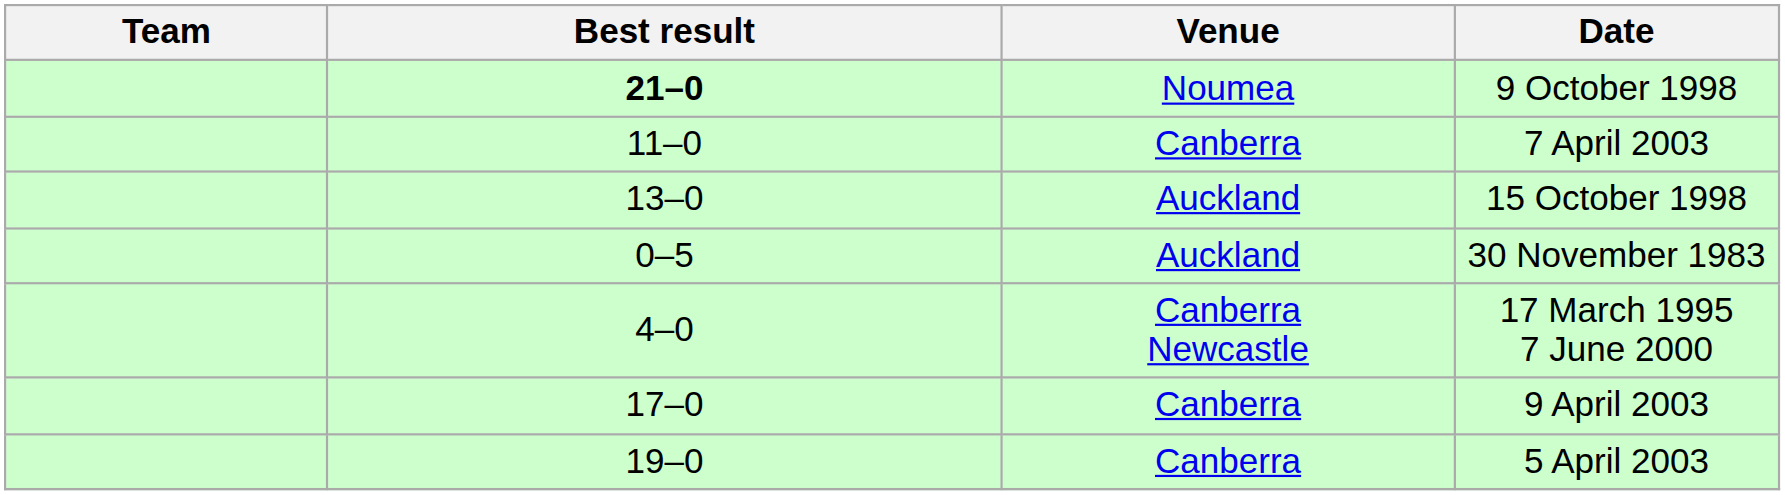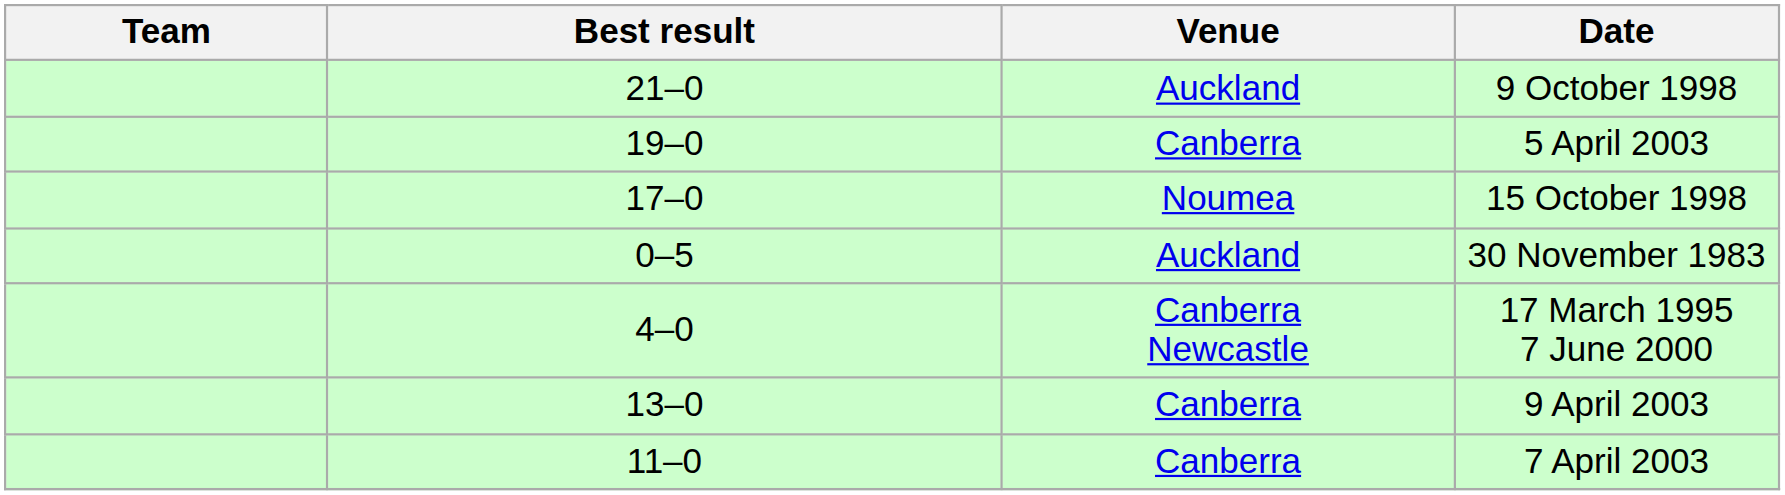(664, 87) bold -> (664, 87) normal
(1228, 87) Noumea -> (1228, 87) Auckland
rows swapped: (1617, 143) <-> (1617, 460)
(664, 198) 13–0 -> (664, 198) 17–0
(1228, 198) Auckland -> (1228, 198) Noumea
(664, 405) 17–0 -> (664, 405) 13–0
